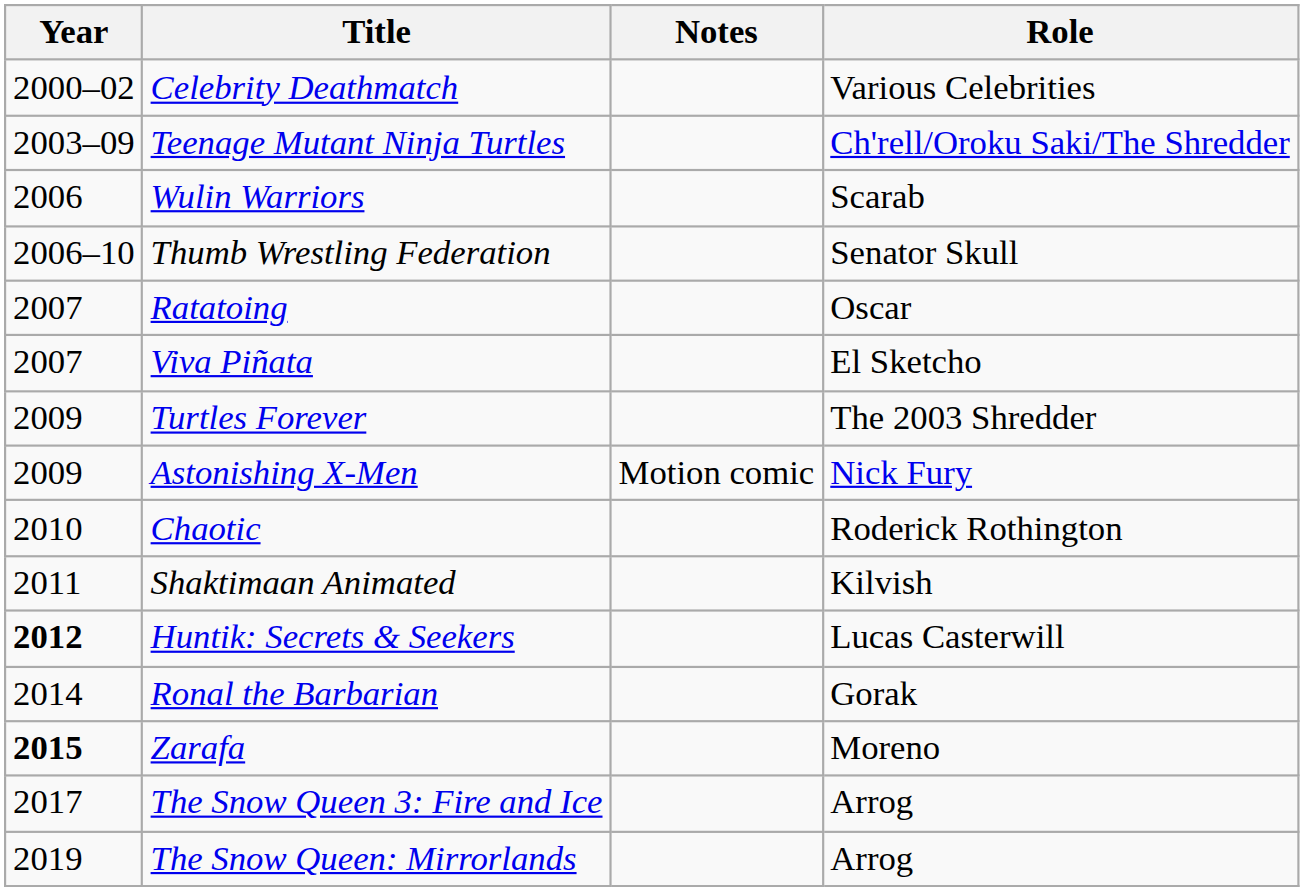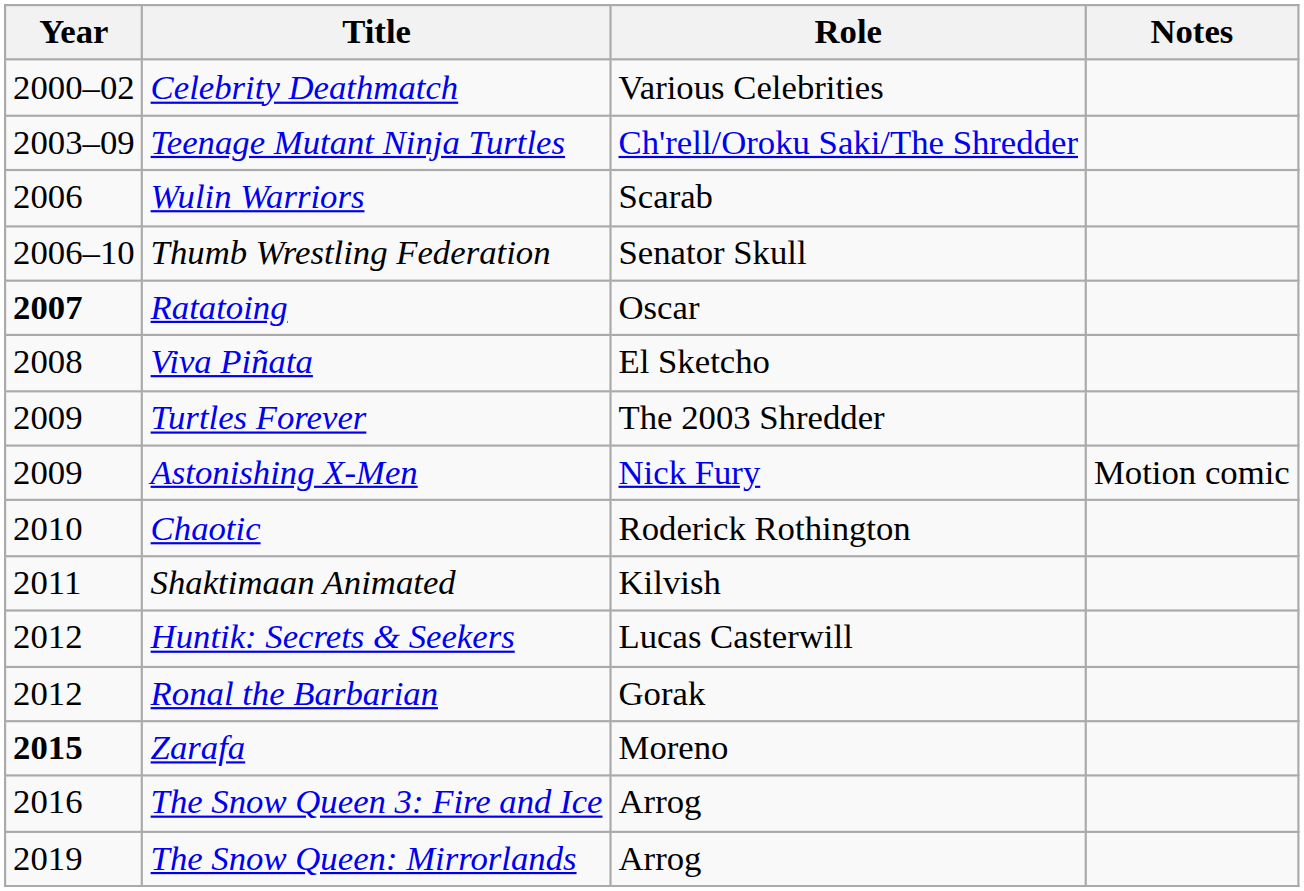columns swapped: (1060, 32) <-> (716, 32)
(48, 307) normal -> (48, 307) bold
(48, 362) 2007 -> (48, 362) 2008
(48, 637) bold -> (48, 637) normal
(48, 692) 2014 -> (48, 692) 2012
(48, 802) 2017 -> (48, 802) 2016
